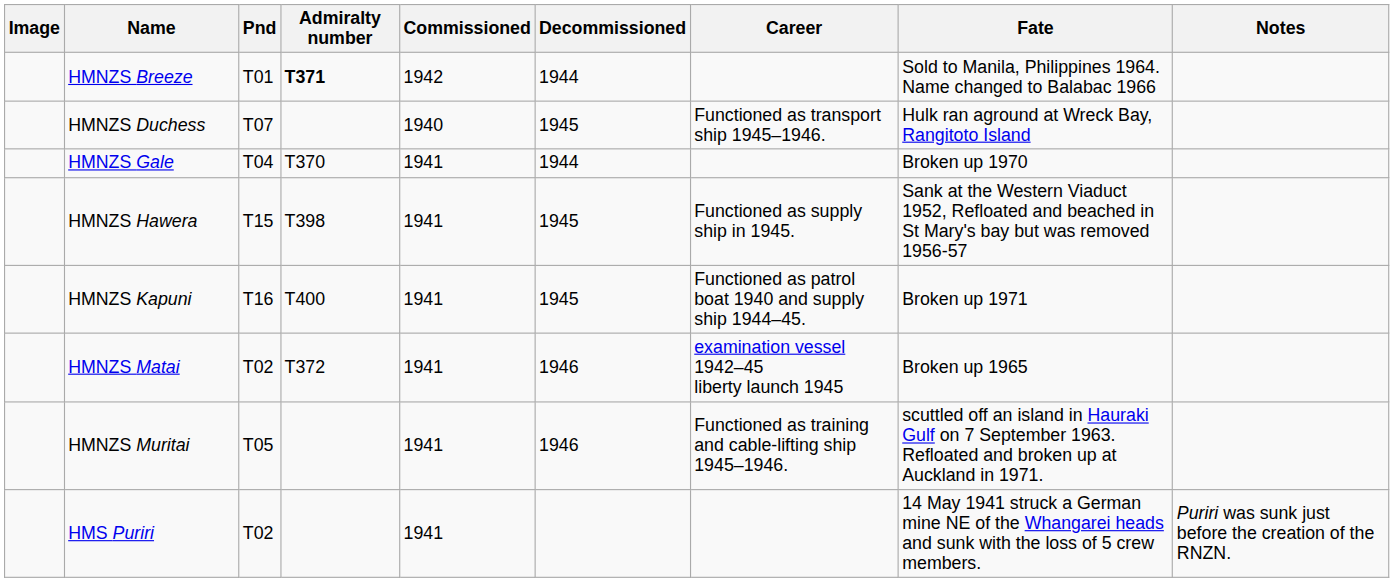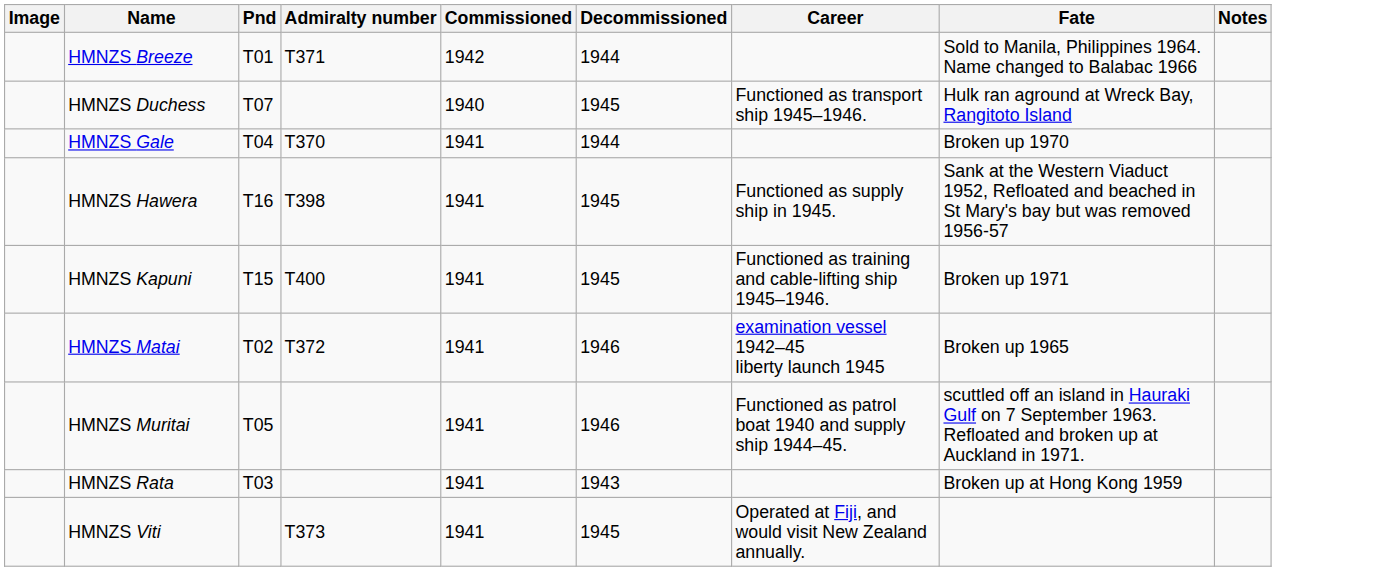(305, 76) bold -> (305, 56) normal
(258, 221) T15 -> (258, 201) T16
(258, 299) T16 -> (258, 279) T15
(779, 299) Functioned as patrol boat 1940 and supply ship 1944–45. -> (823, 279) Functioned as training and cable-lifting ship 1945–1946.
(782, 445) Functioned as training and cable-lifting ship 1945–1946. -> (820, 425) Functioned as patrol boat 1940 and supply ship 1944–45.
- row: (111, 533)
+ row: (121, 483)
+ row: (114, 531)
